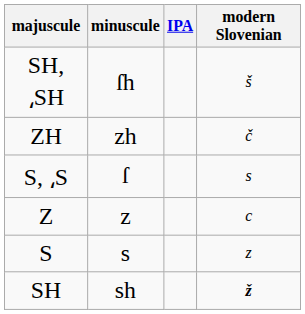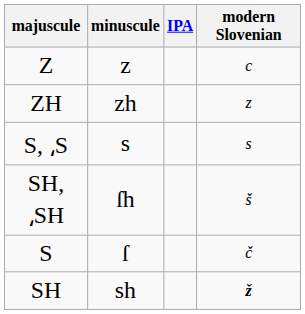rows swapped: (46, 216) <-> (46, 81)
(249, 135) č -> (249, 103) z
(125, 176) ſ -> (125, 143) s
(125, 253) s -> (125, 253) ſ
(249, 253) z -> (249, 253) č
